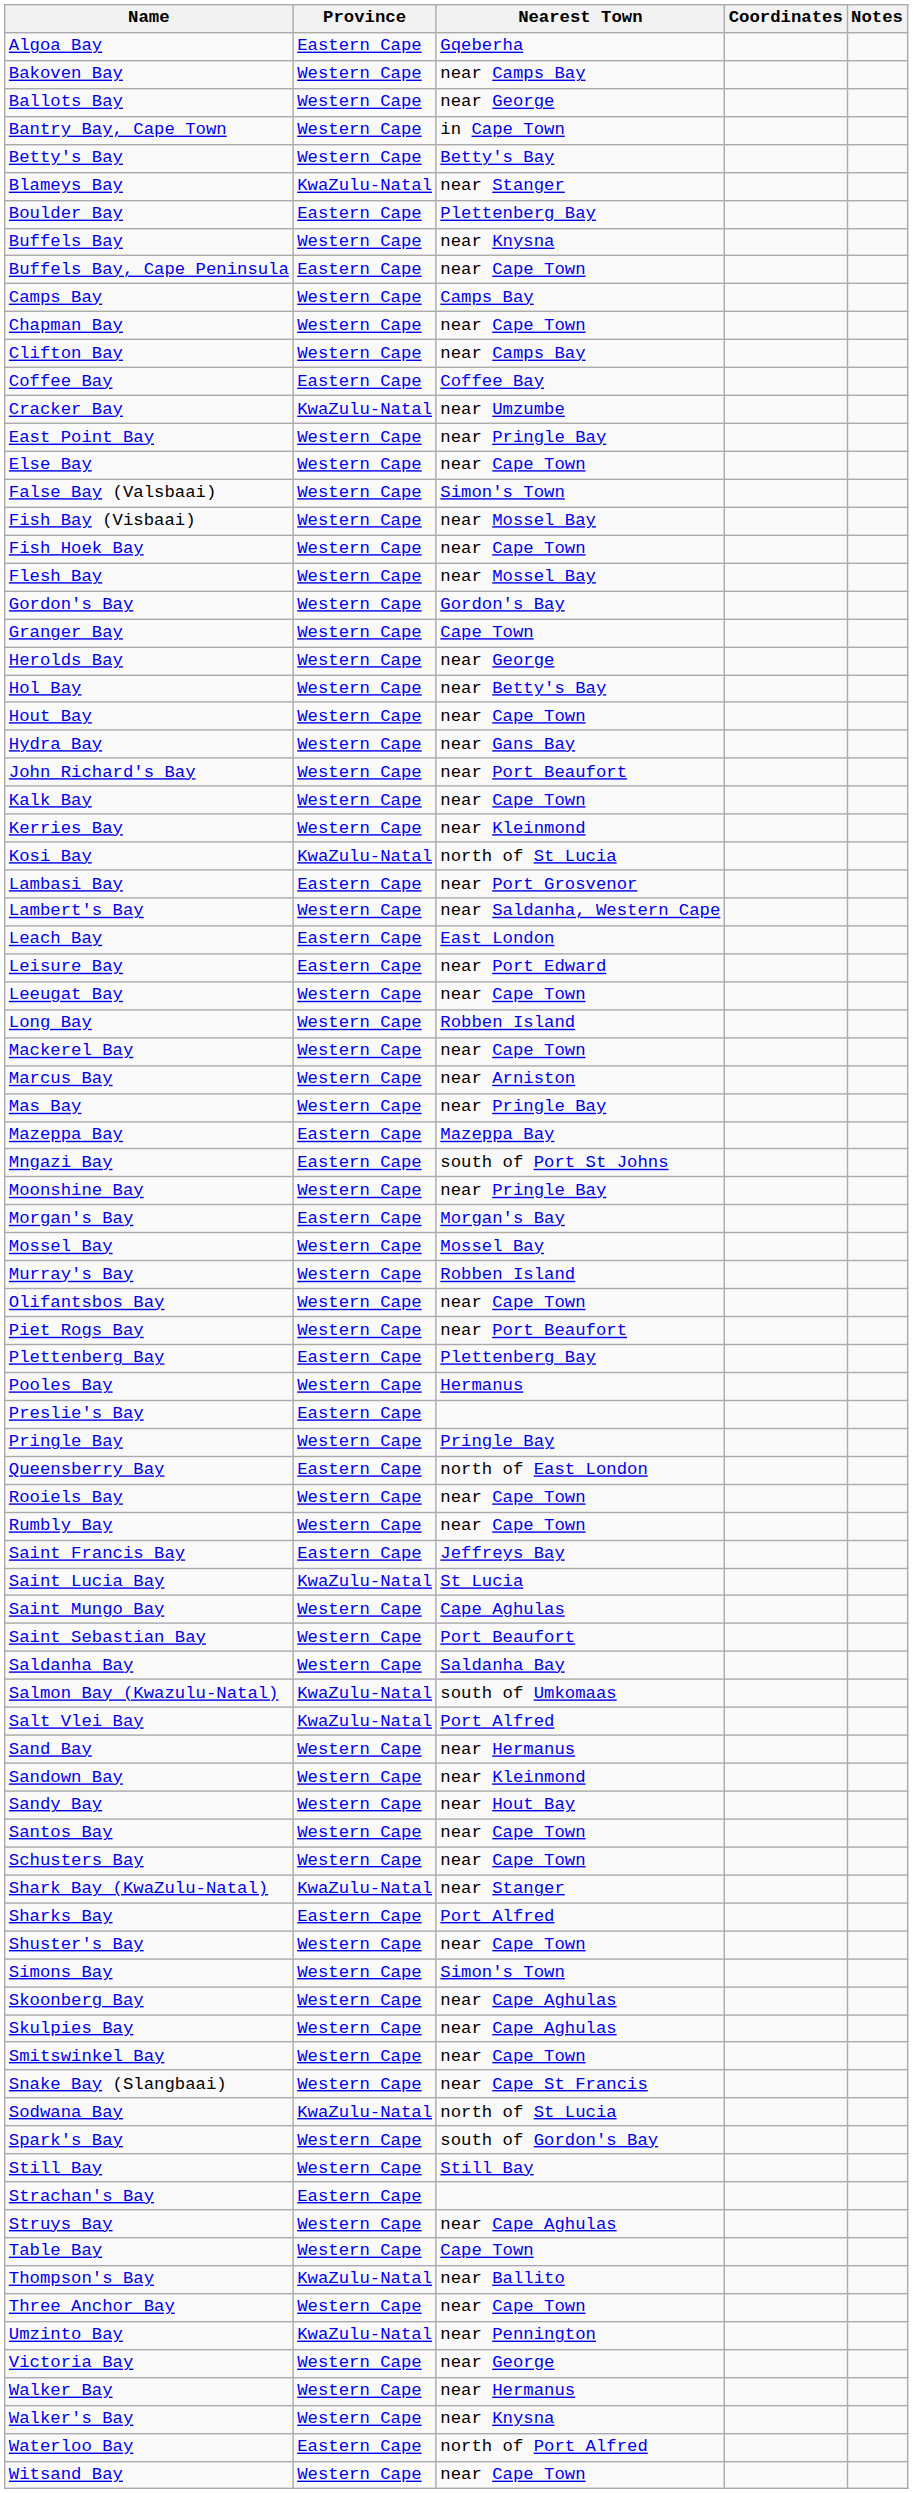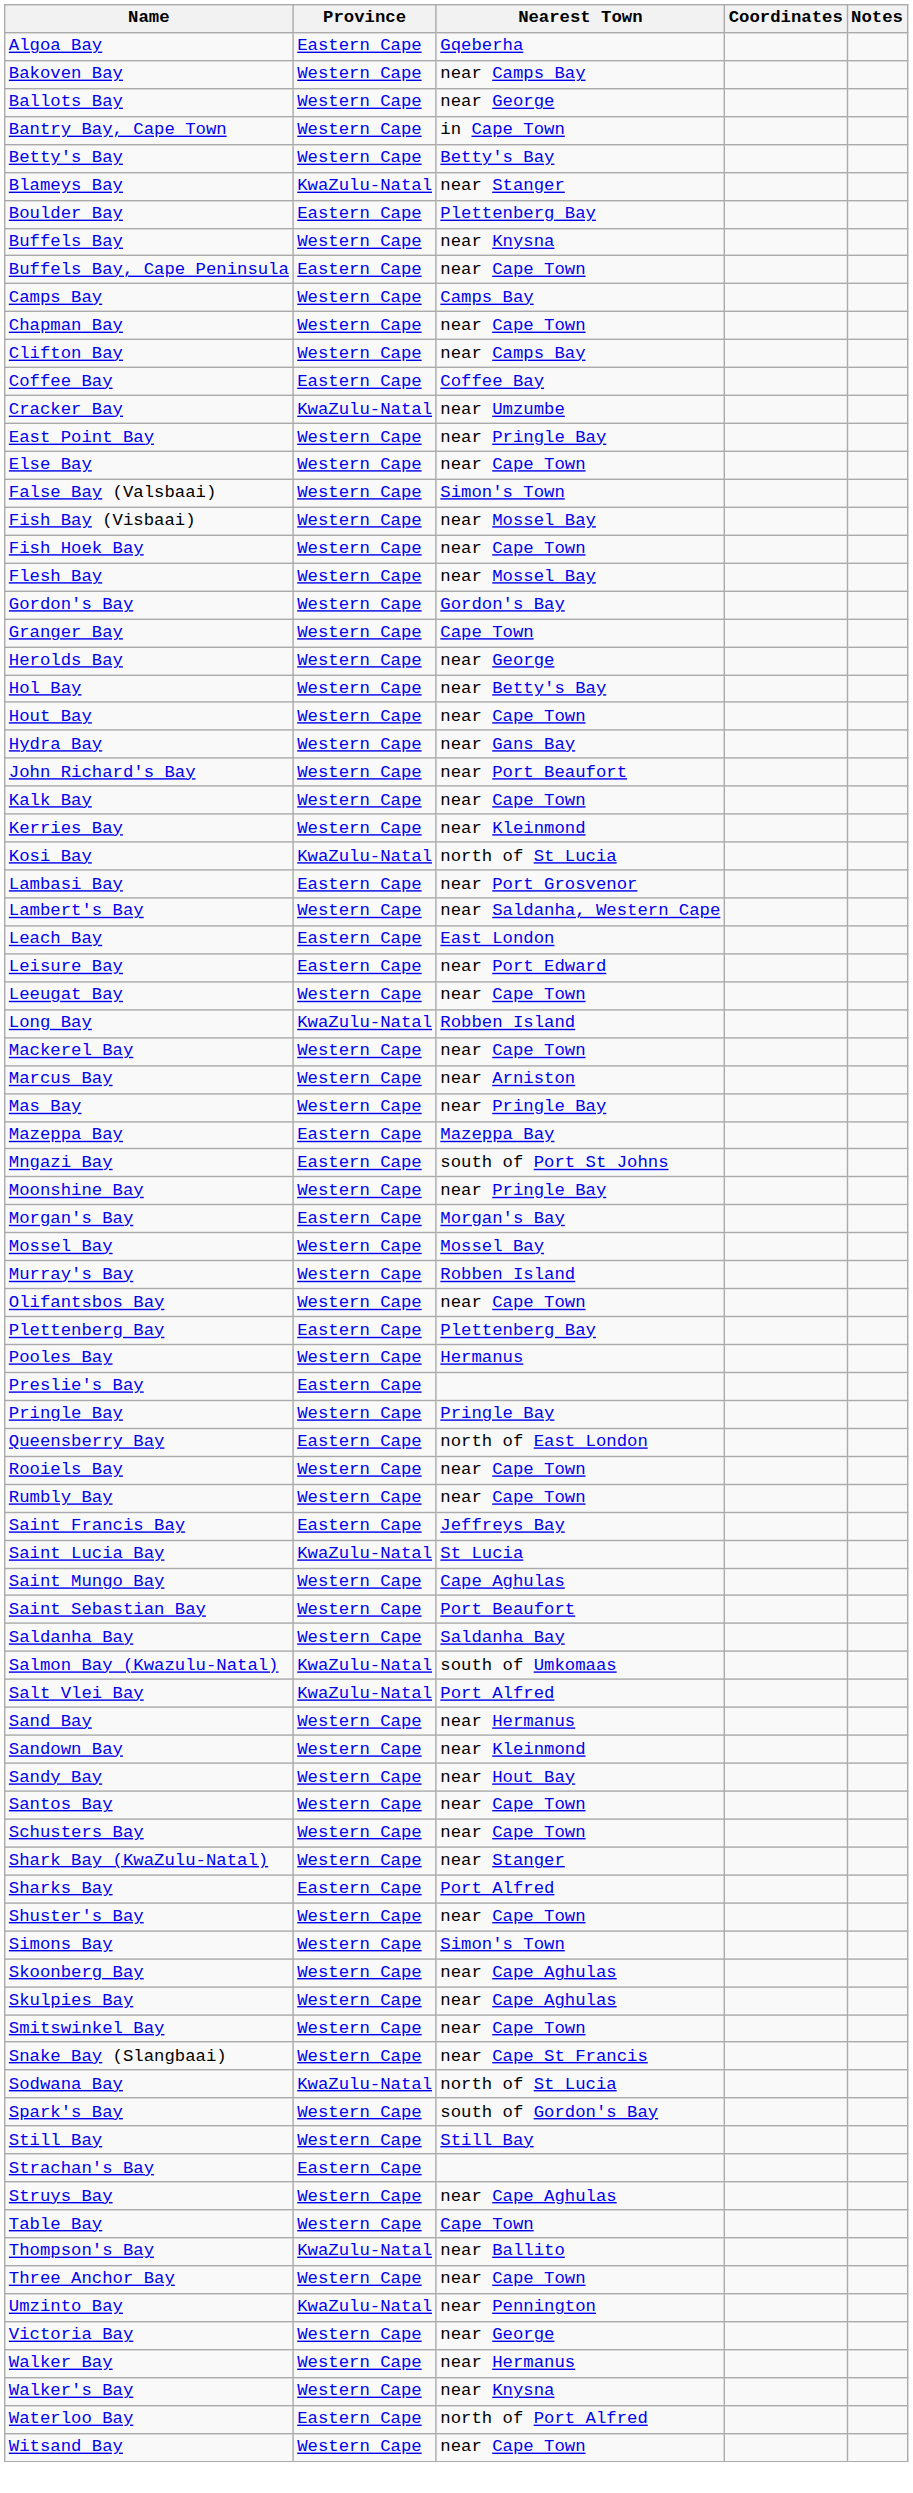(359, 1024) Western Cape -> (365, 1024) KwaZulu-Natal
- row: (76, 1331)
(365, 1889) KwaZulu-Natal -> (359, 1861) Western Cape
